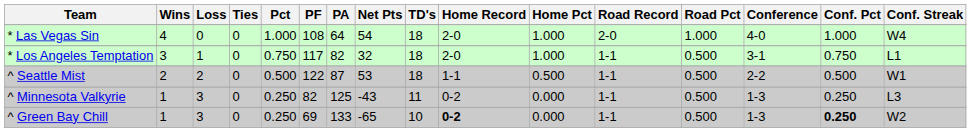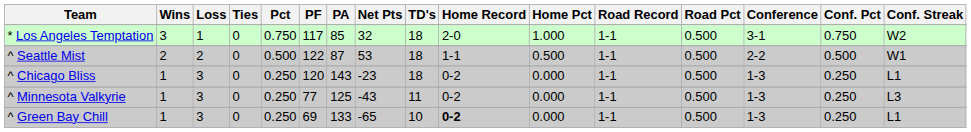- row: (53, 35)
(337, 55) 82 -> (337, 35) 85
(894, 55) L1 -> (897, 35) W2
+ row: (51, 76)
(310, 96) 82 -> (310, 96) 77
(840, 117) bold -> (840, 117) normal
(897, 117) W2 -> (894, 117) L1
